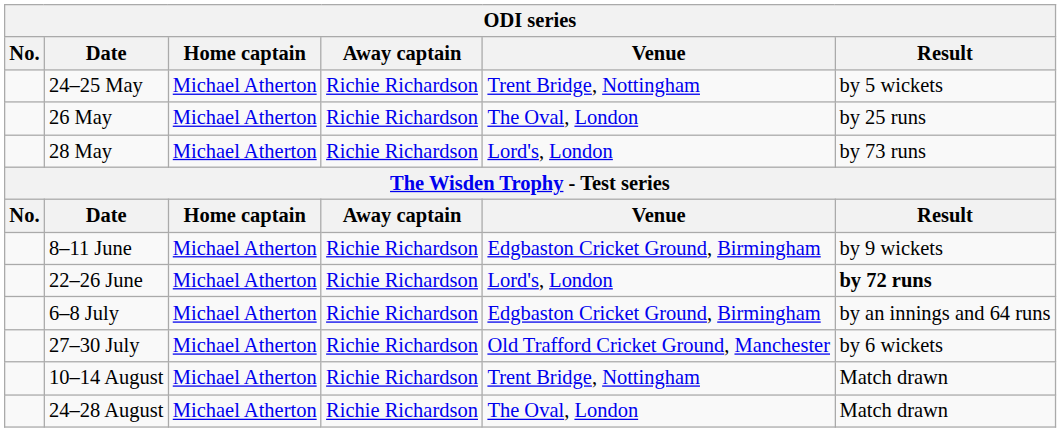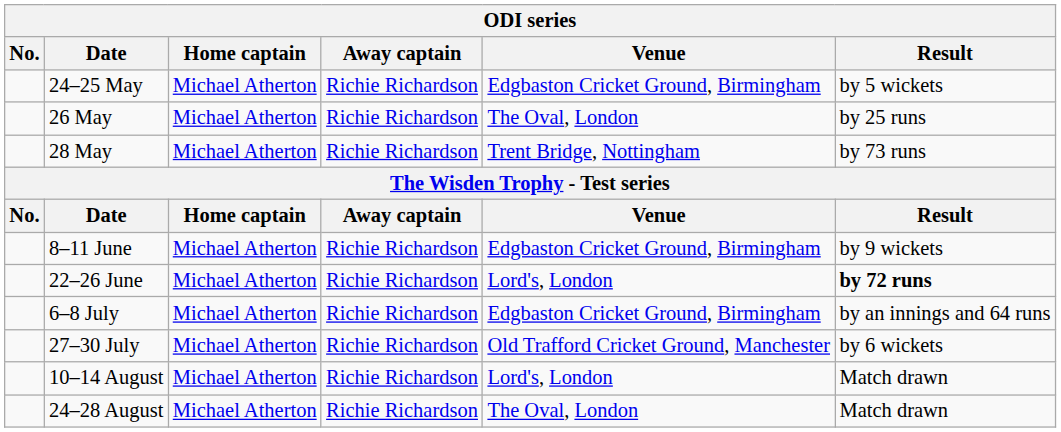(594, 85) Trent Bridge, Nottingham -> (654, 85) Edgbaston Cricket Ground, Birmingham
(550, 150) Lord's, London -> (594, 150) Trent Bridge, Nottingham
(594, 378) Trent Bridge, Nottingham -> (550, 378) Lord's, London
